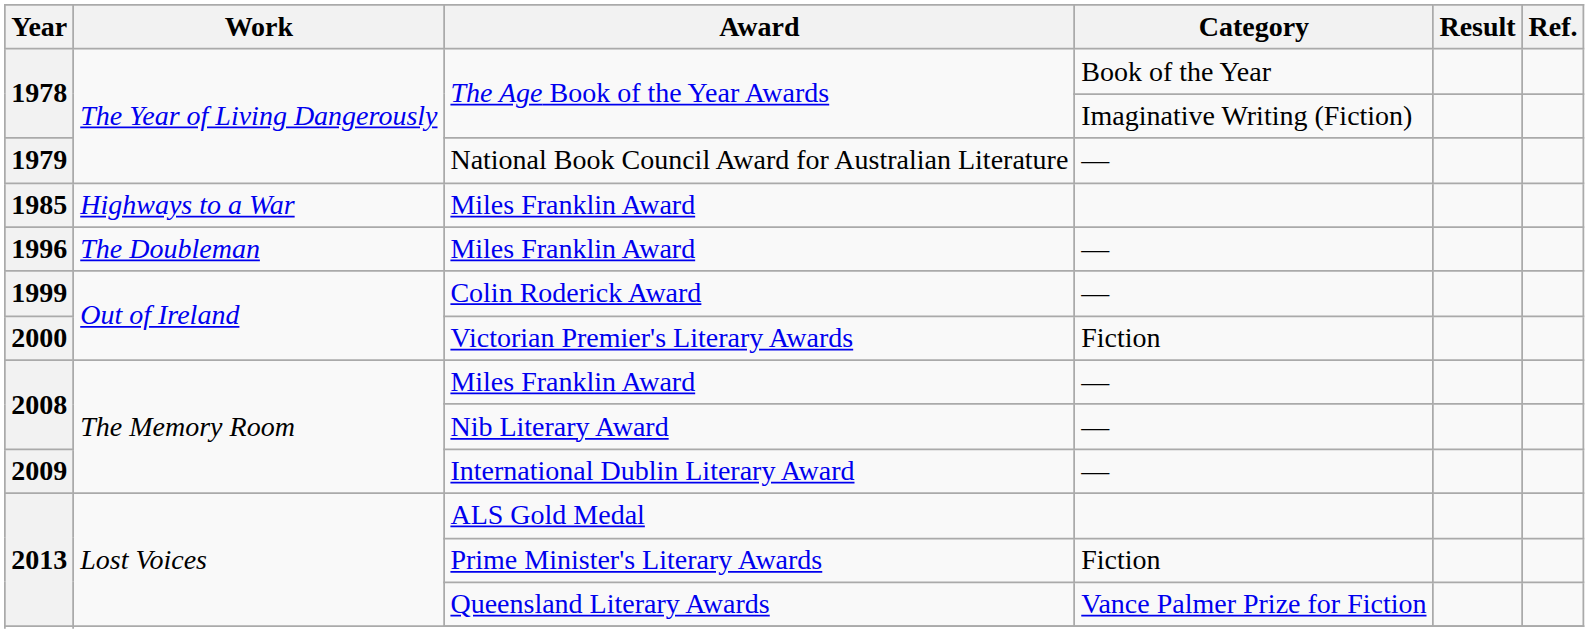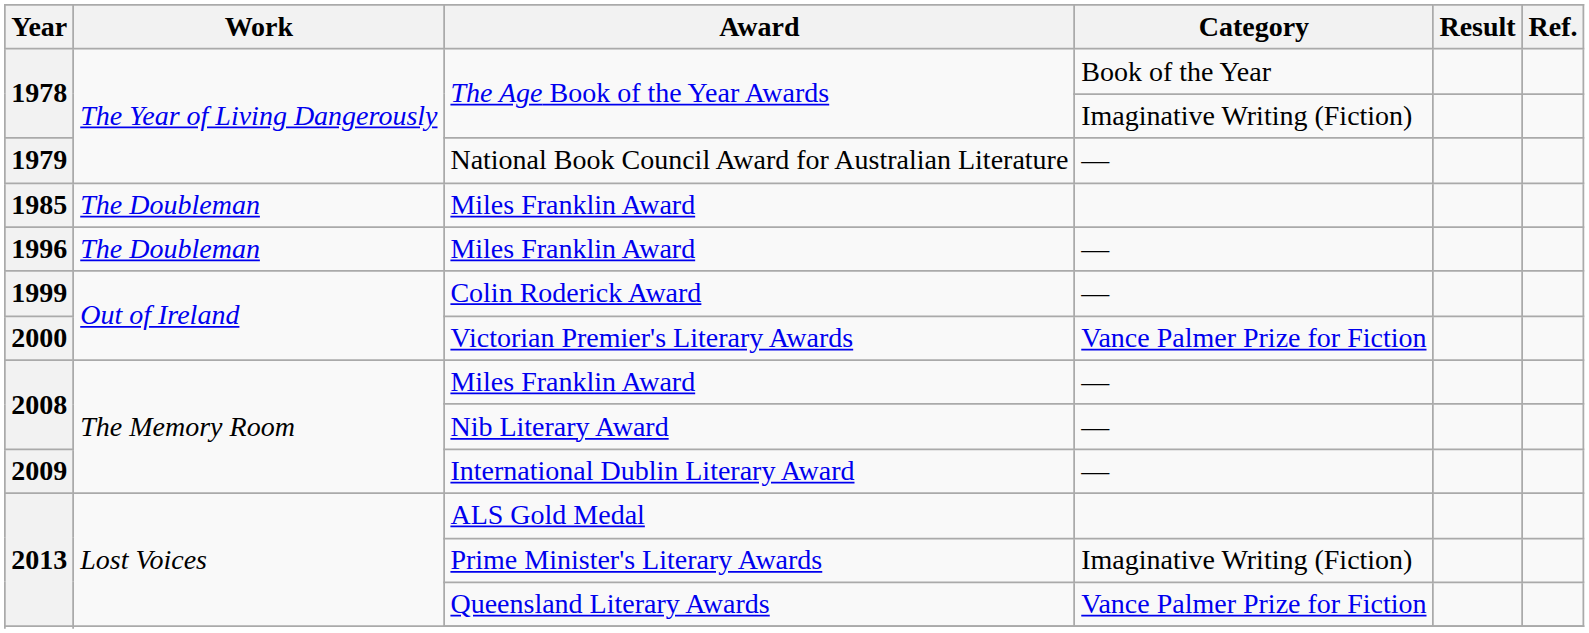(187, 204) Highways to a War -> (170, 204) The Doubleman
(1121, 337) Fiction -> (1254, 337) Vance Palmer Prize for Fiction
(1121, 559) Fiction -> (1247, 559) Imaginative Writing (Fiction)
